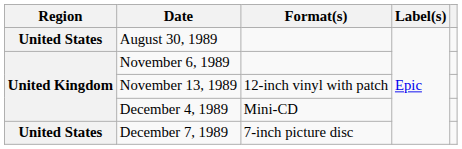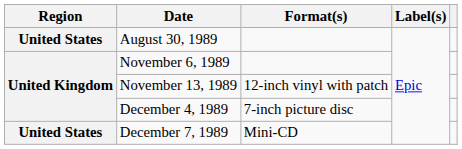(271, 109) Mini-CD -> (299, 109) 7-inch picture disc
(299, 132) 7-inch picture disc -> (271, 132) Mini-CD
